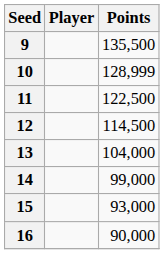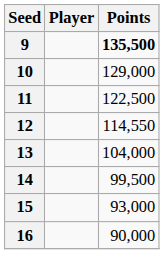(129, 45) normal -> (129, 45) bold
(129, 72) 128,999 -> (129, 72) 129,000
(129, 126) 114,500 -> (129, 126) 114,550
(133, 180) 99,000 -> (133, 180) 99,500
